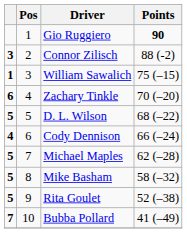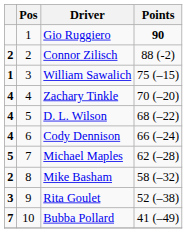(10, 55) 3 -> (10, 55) 2
(10, 96) 6 -> (10, 96) 4
(10, 116) 5 -> (10, 116) 4
(10, 177) 5 -> (10, 177) 2
(10, 197) 5 -> (10, 197) 3
